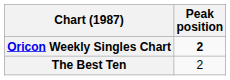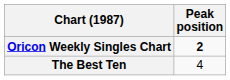(200, 65) 2 -> (200, 65) 4
